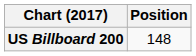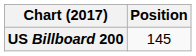(159, 39) 148 -> (159, 39) 145
